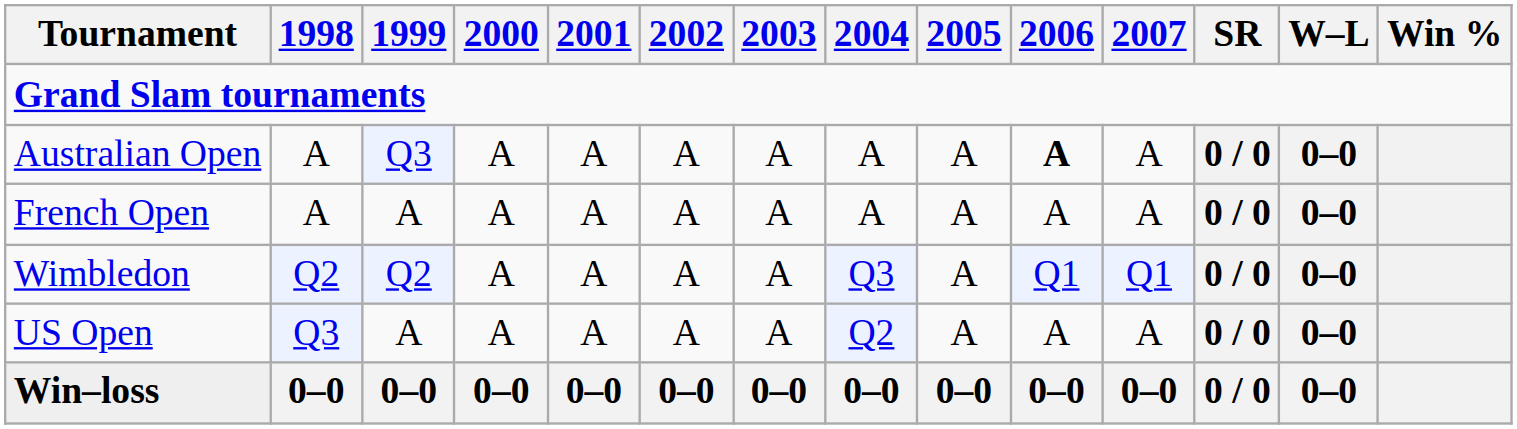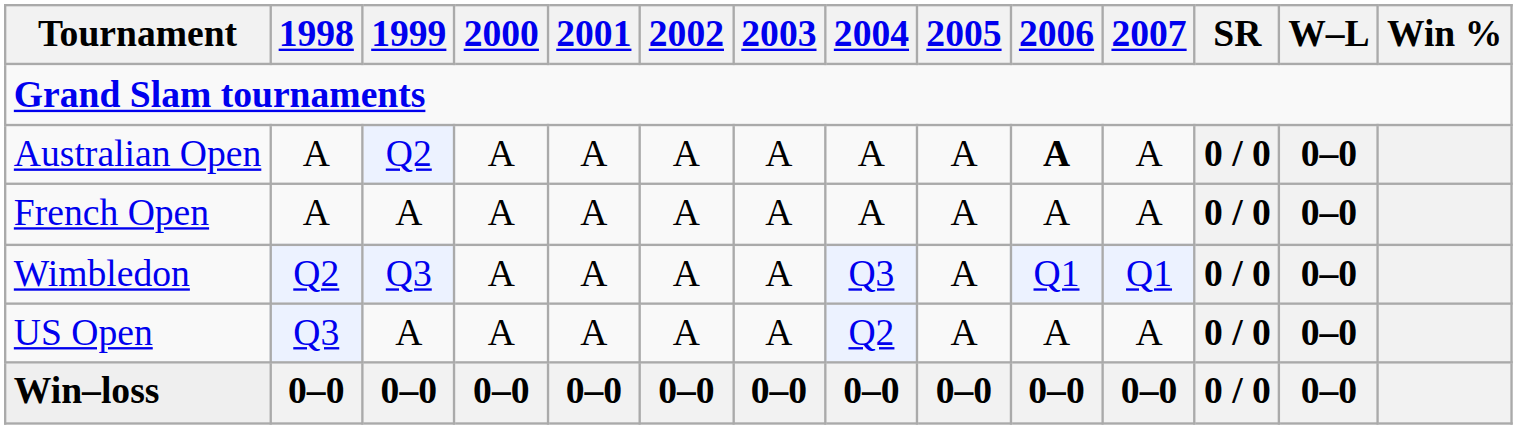(409, 153) Q3 -> (409, 153) Q2
(409, 272) Q2 -> (409, 272) Q3
